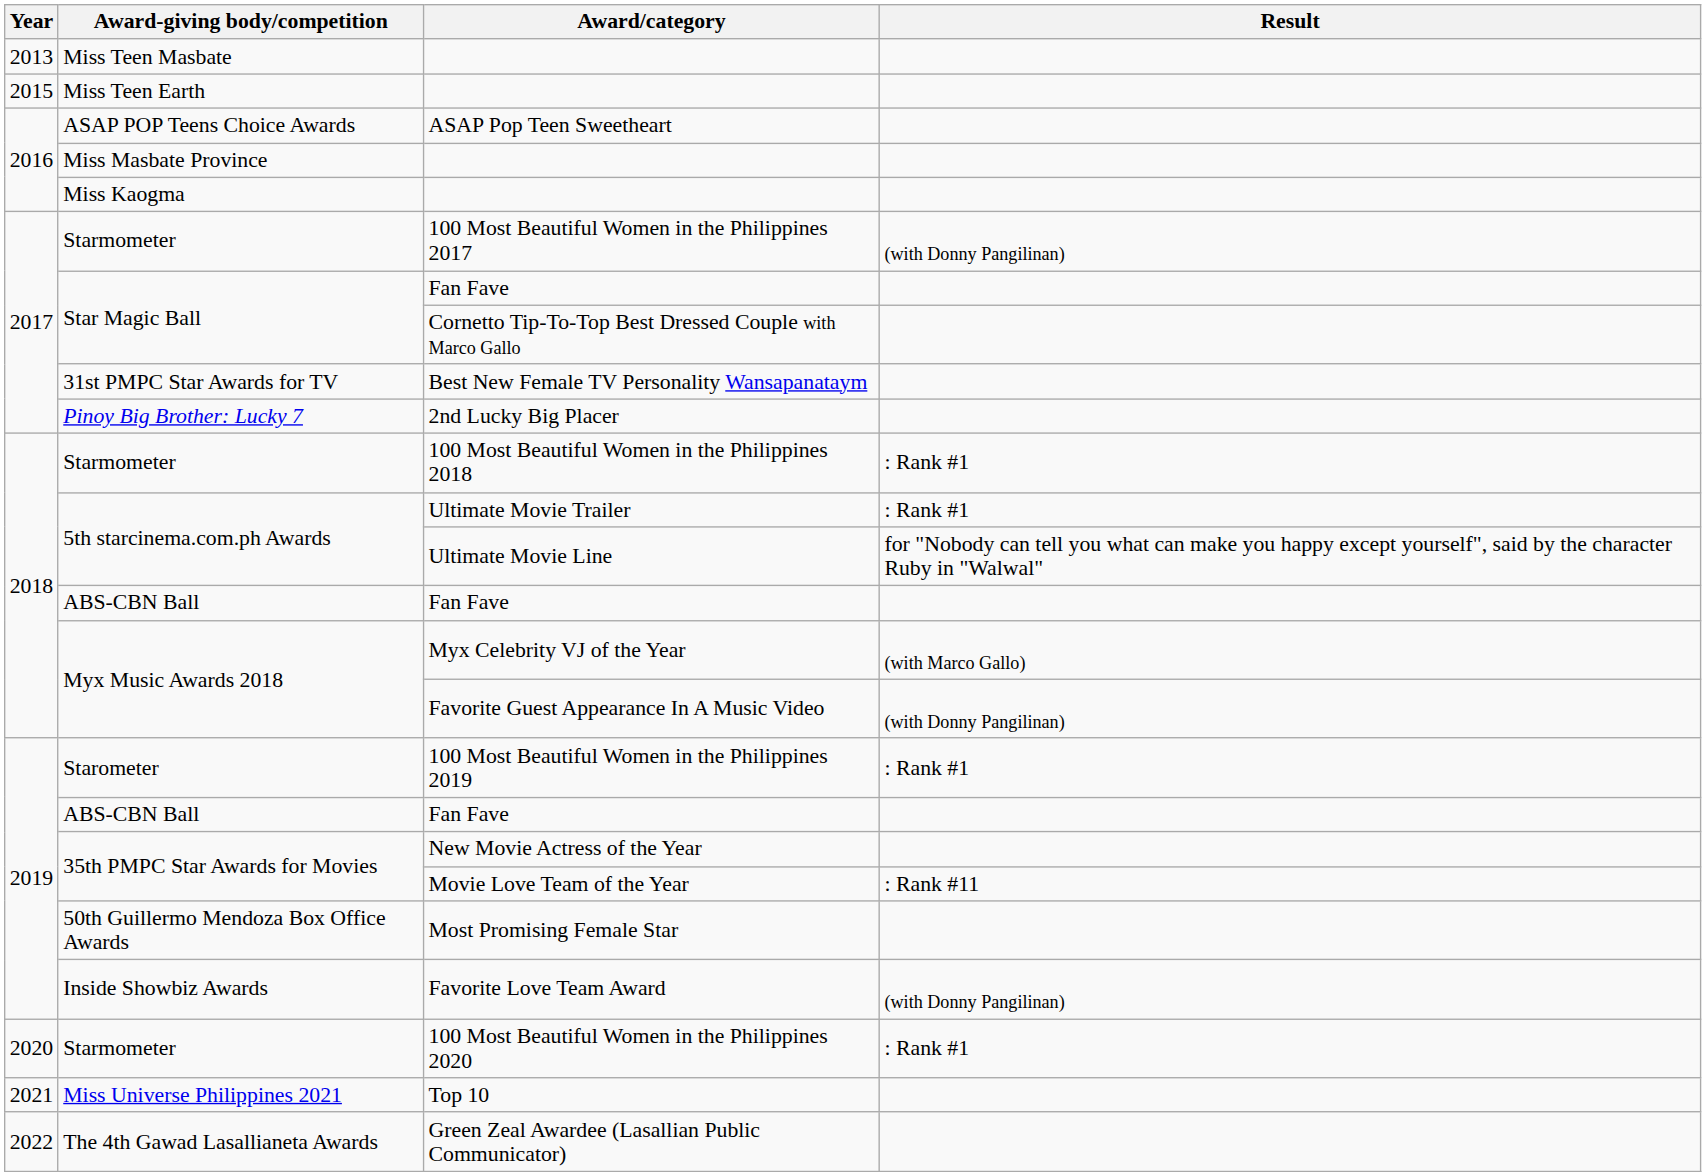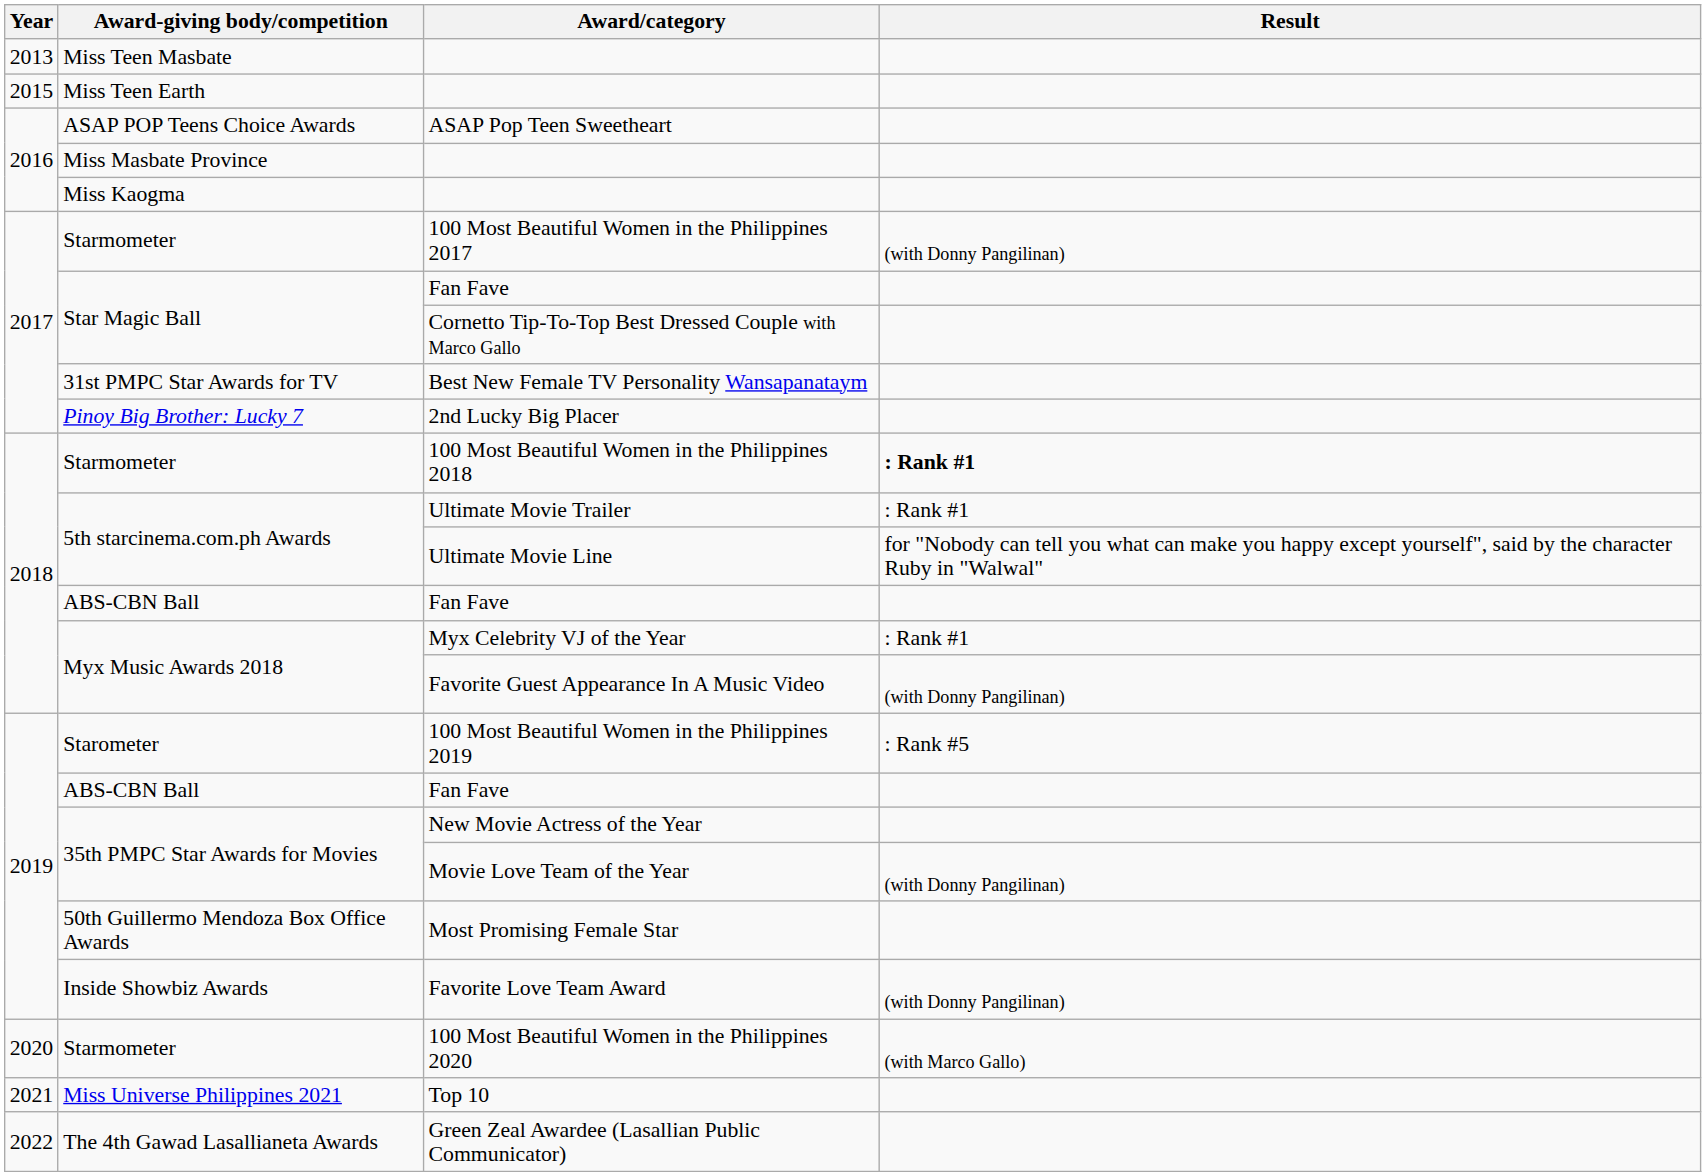(927, 462) normal -> (930, 462) bold
(955, 663) (with Marco Gallo) -> (927, 637) : Rank #1
(927, 767) : Rank #1 -> (927, 743) : Rank #5
(932, 883) : Rank #11 -> (975, 884) (with Donny Pangilinan)
(927, 1048) : Rank #1 -> (955, 1061) (with Marco Gallo)
